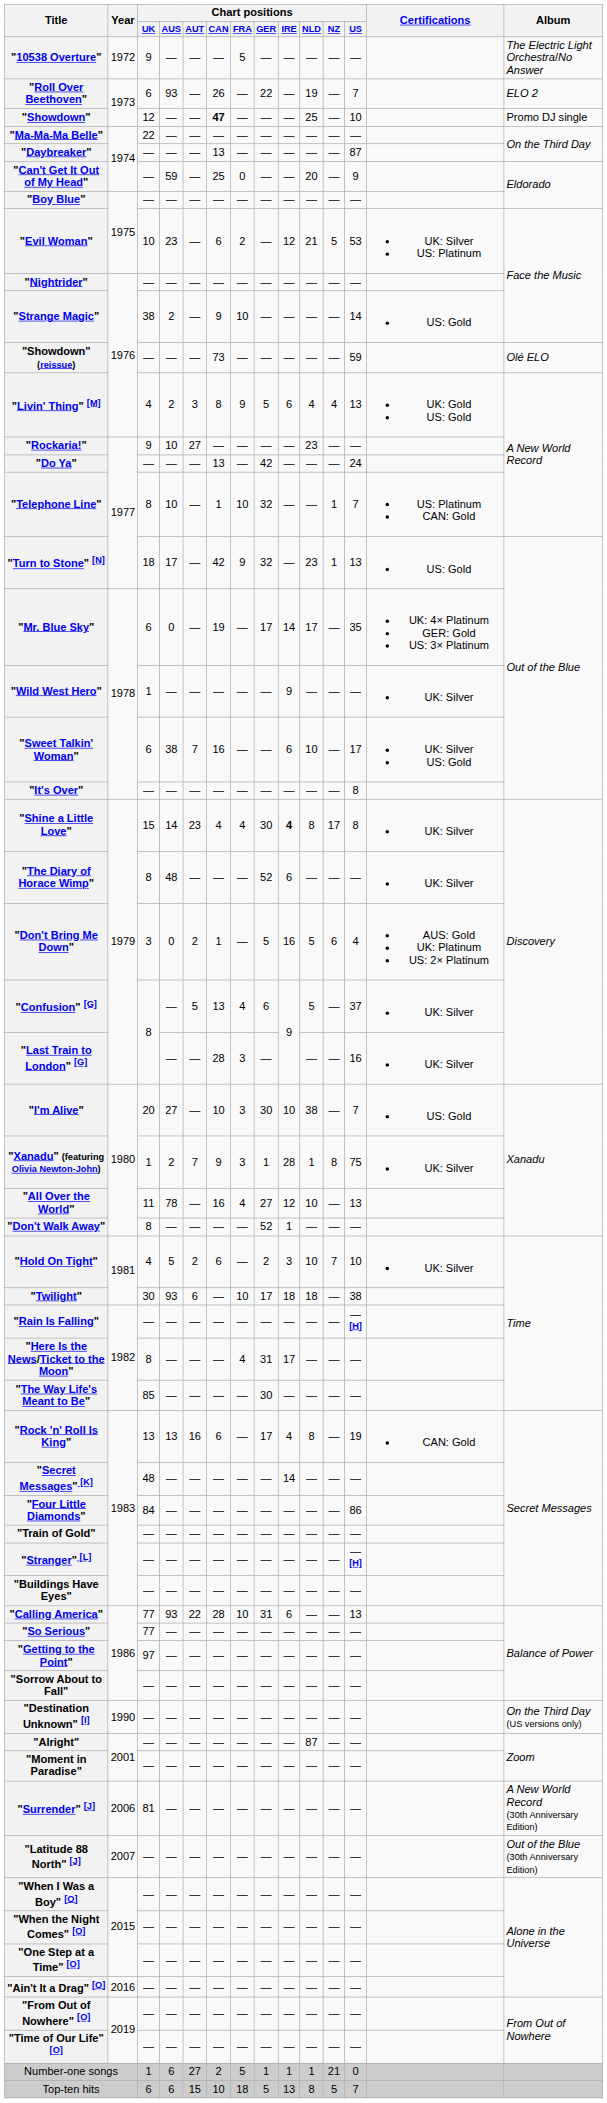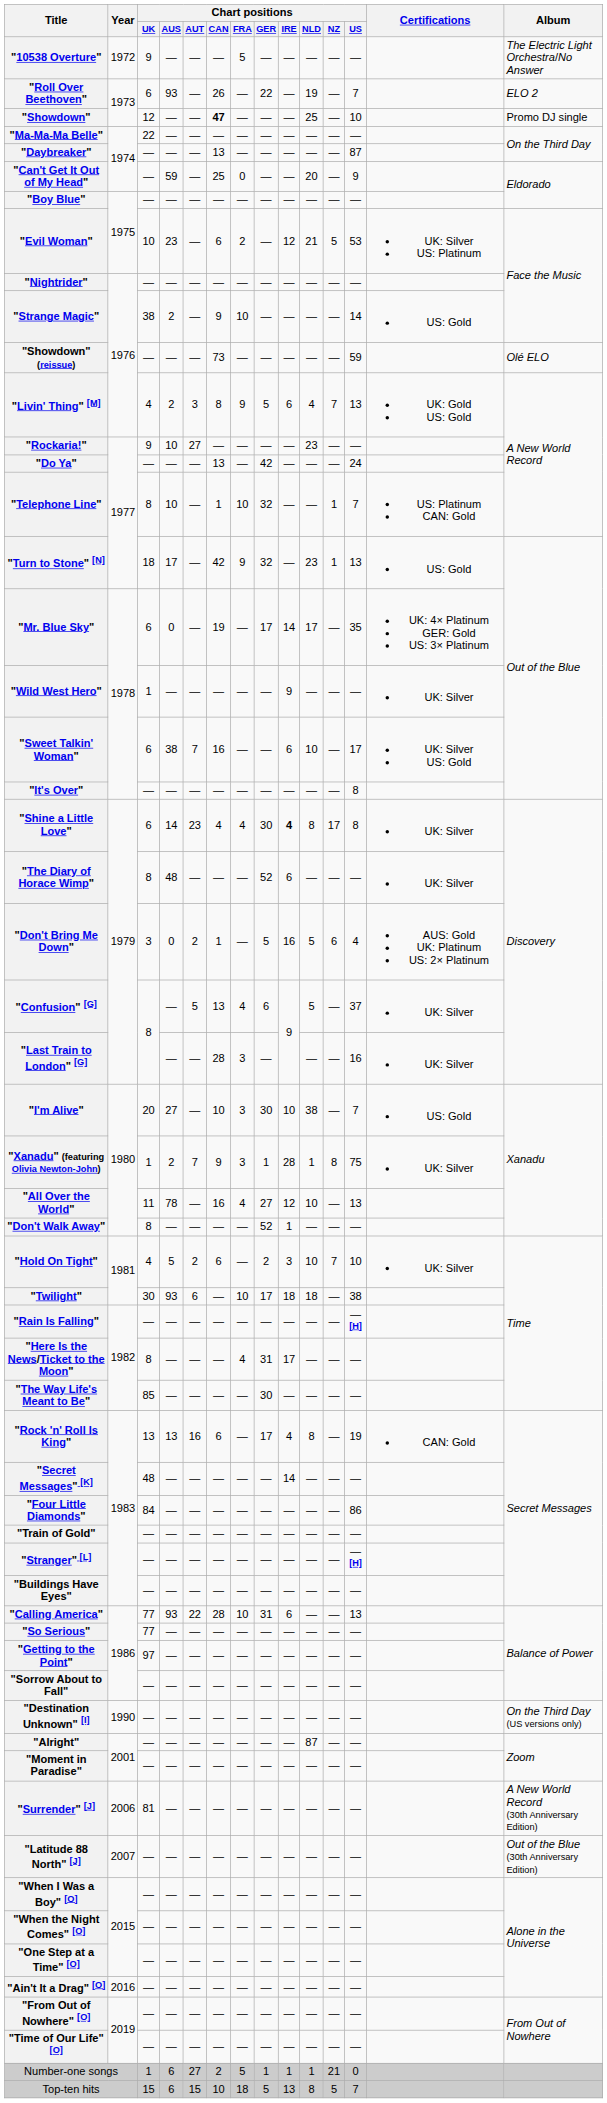(334, 405) 4 -> (334, 405) 7
(149, 825) 15 -> (149, 825) 6
(149, 2089) 6 -> (149, 2089) 15
